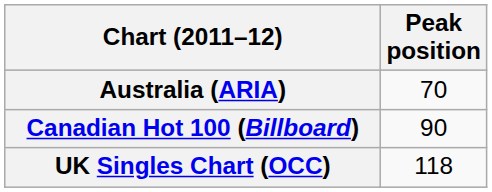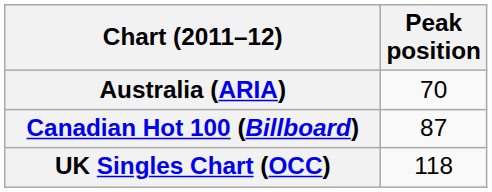(434, 128) 90 -> (434, 128) 87
